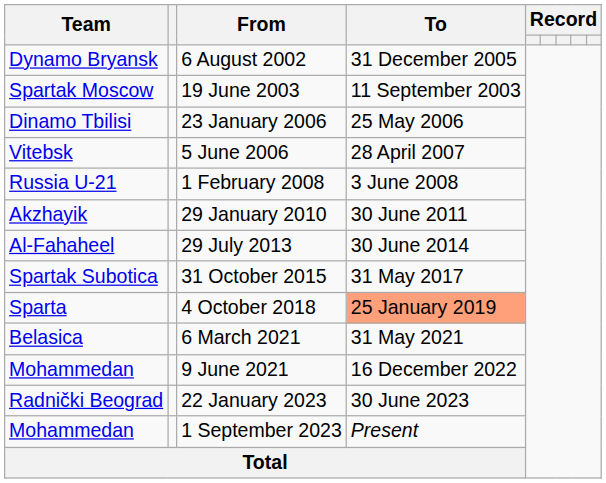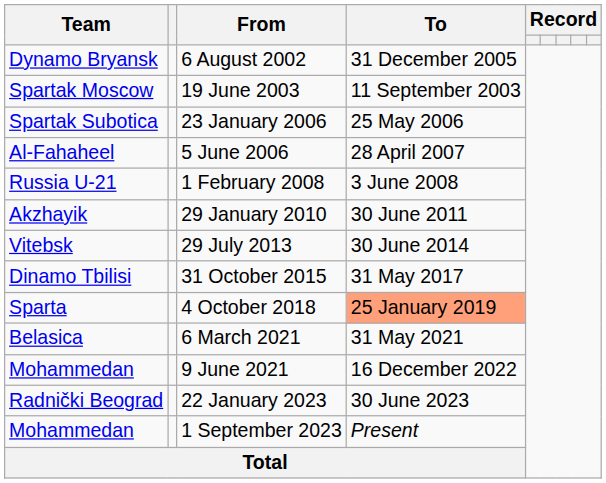(70, 121) Dinamo Tbilisi -> (83, 121) Spartak Subotica
(41, 152) Vitebsk -> (62, 152) Al-Fahaheel
(62, 245) Al-Fahaheel -> (41, 245) Vitebsk
(83, 276) Spartak Subotica -> (70, 276) Dinamo Tbilisi
